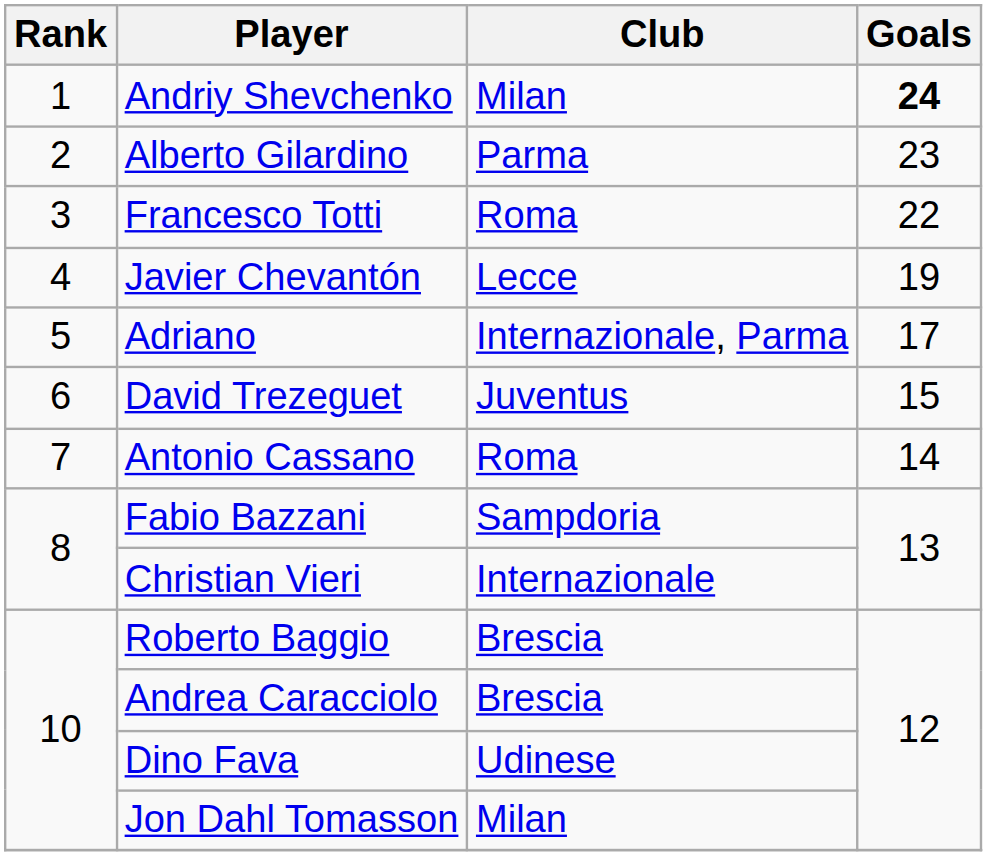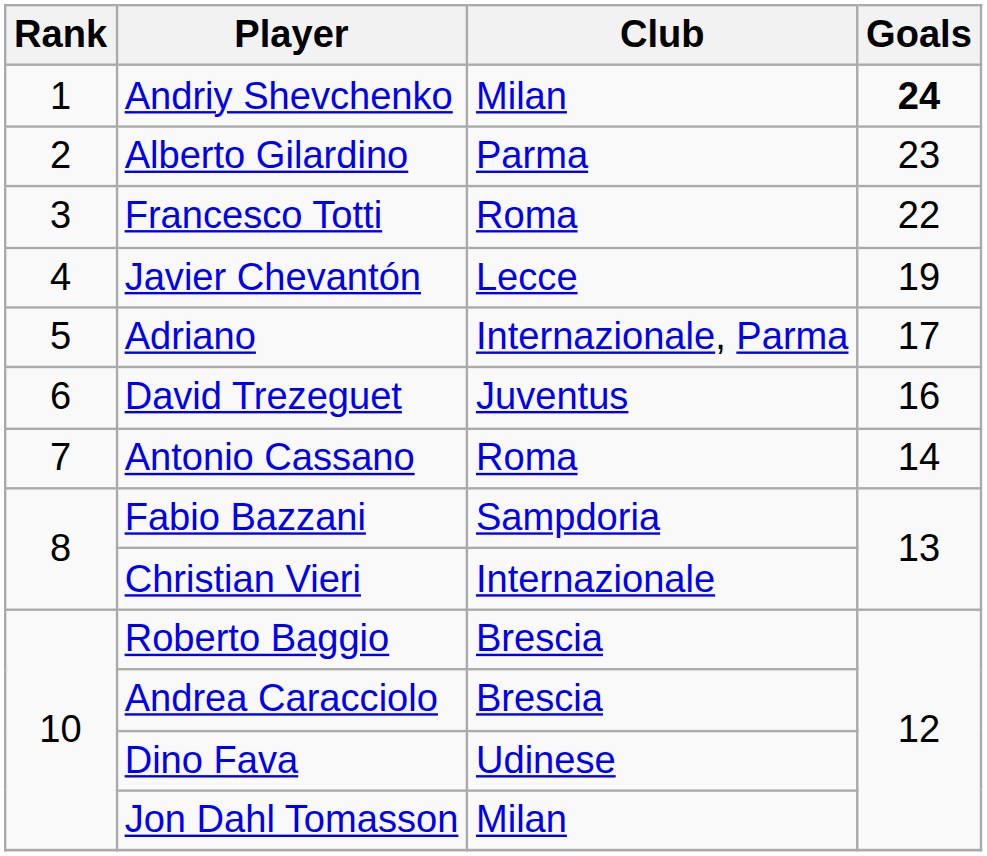(919, 397) 15 -> (919, 397) 16
